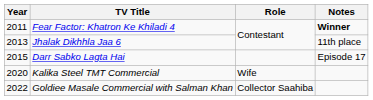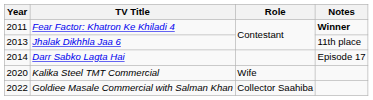(17, 57) 2015 -> (17, 57) 2014
